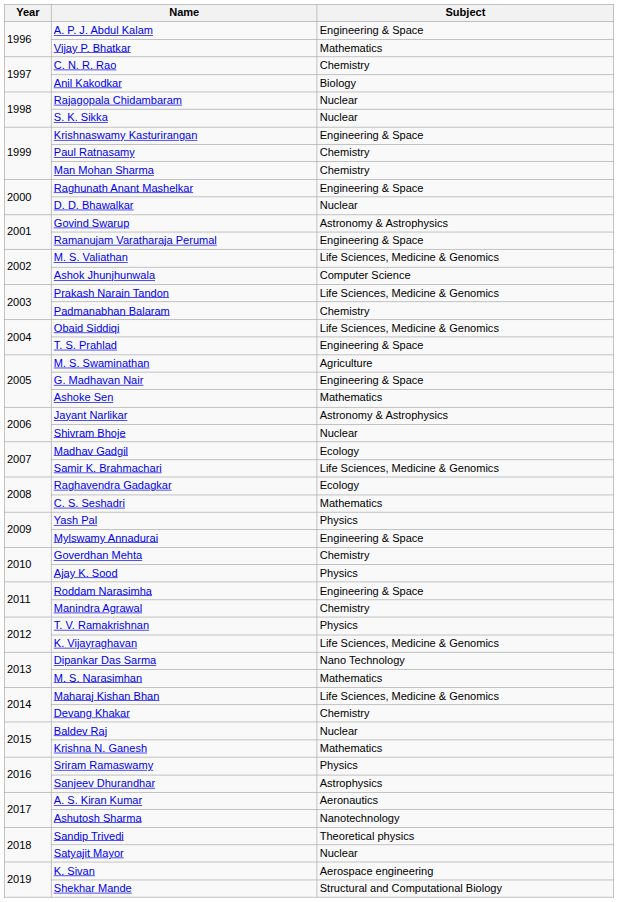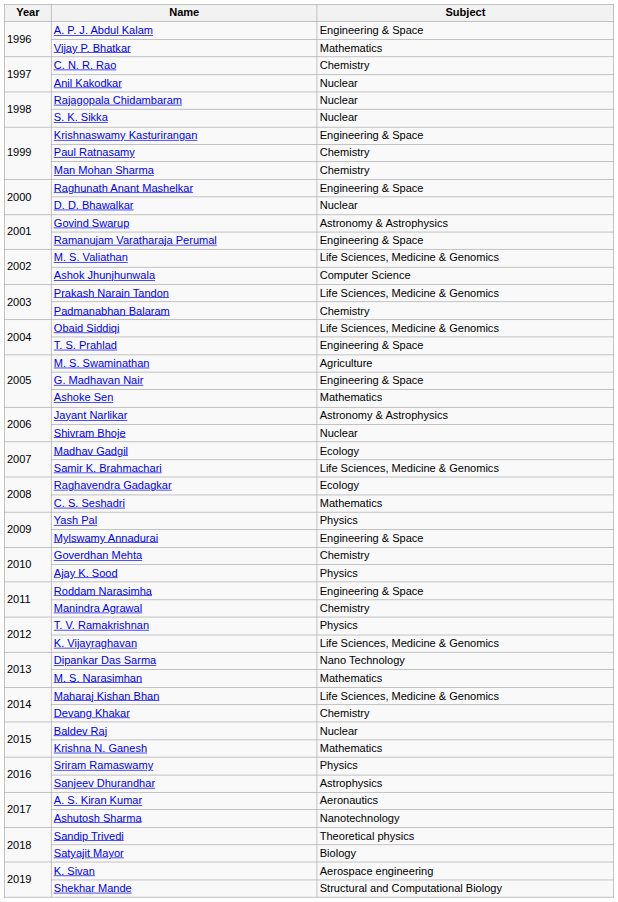(338, 83) Biology -> (339, 83) Nuclear
(339, 853) Nuclear -> (338, 853) Biology
